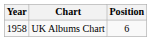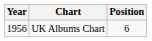(17, 28) 1958 -> (17, 28) 1956
